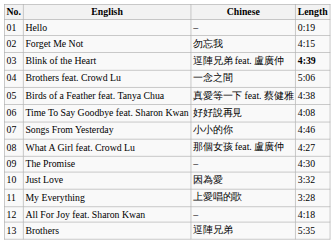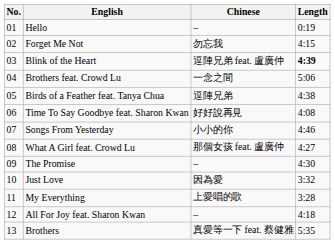(243, 95) 真愛等一下 feat. 蔡健雅 -> (213, 95) 逗陣兄弟
(213, 230) 逗陣兄弟 -> (243, 230) 真愛等一下 feat. 蔡健雅
